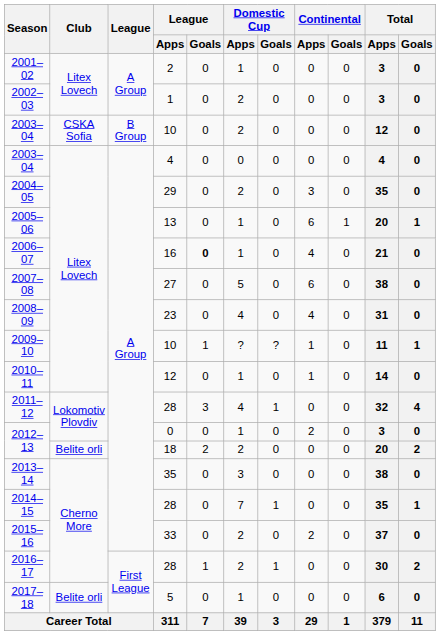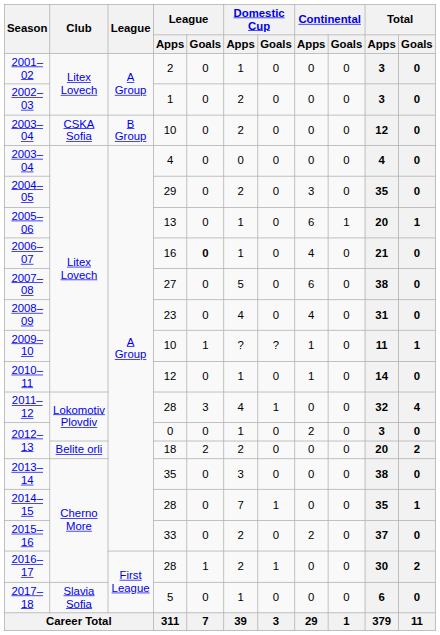(79, 597) Belite orli -> (79, 597) Slavia Sofia
